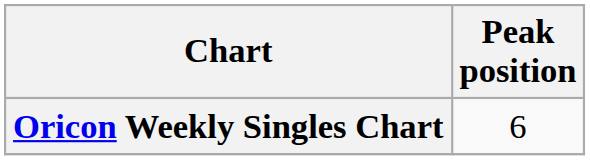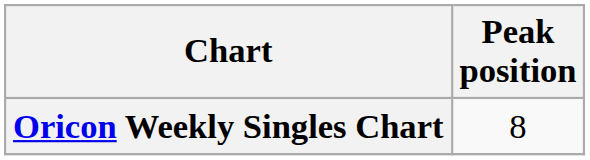(518, 125) 6 -> (518, 125) 8
